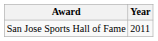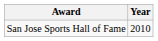(140, 28) 2011 -> (140, 28) 2010
